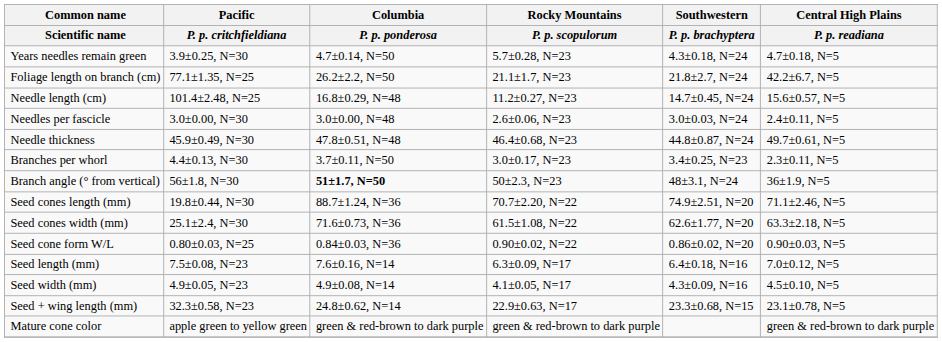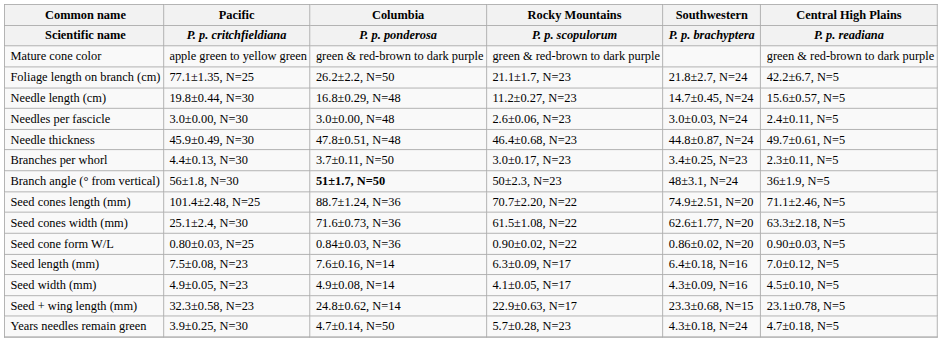rows swapped: (77, 56) <-> (54, 326)
(215, 98) 101.4±2.48, N=25 -> (212, 98) 19.8±0.44, N=30
(212, 202) 19.8±0.44, N=30 -> (215, 202) 101.4±2.48, N=25
